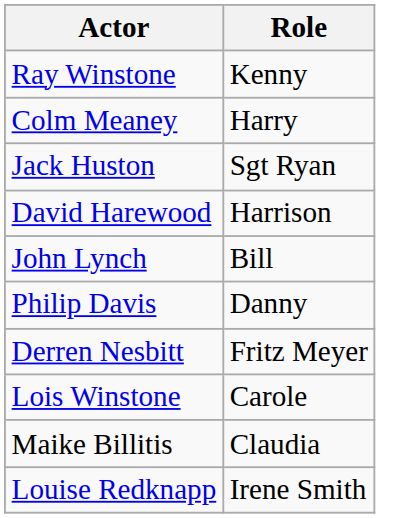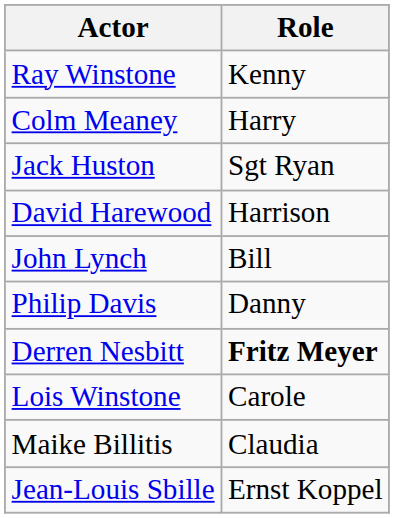(299, 350) normal -> (303, 350) bold
+ row: (113, 489)
- row: (114, 489)
